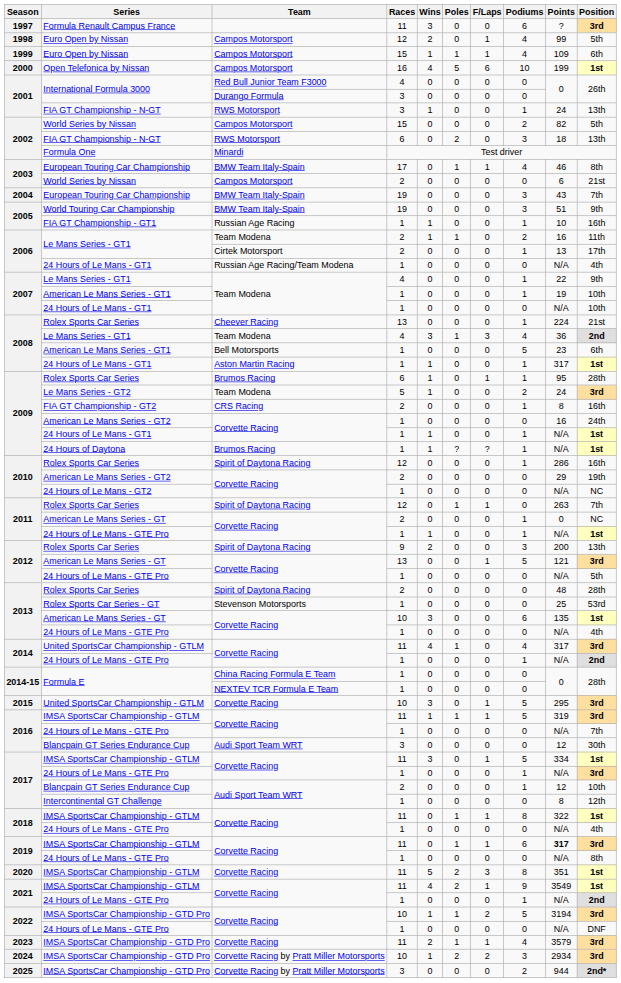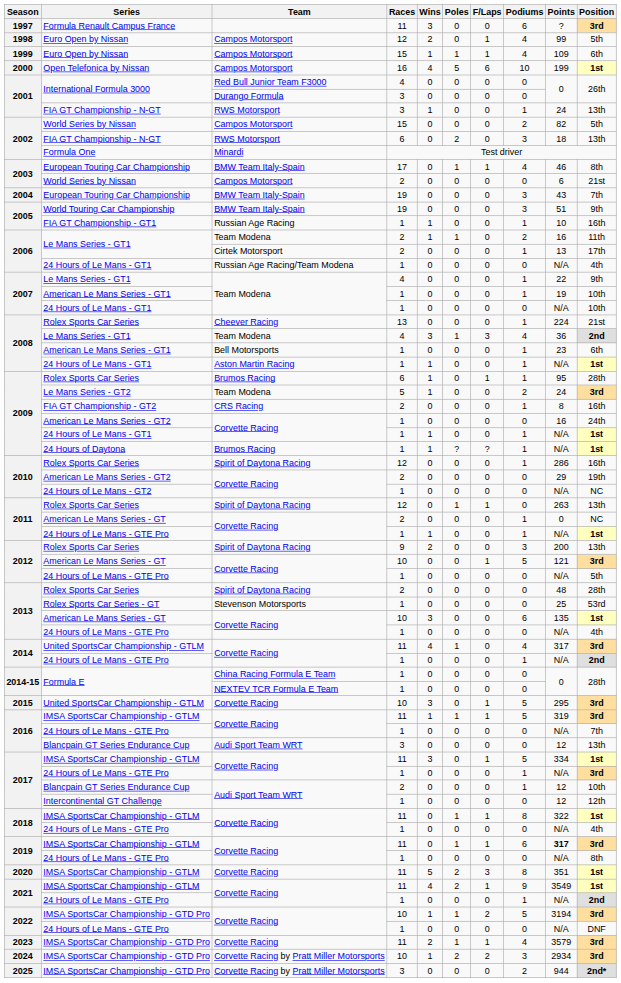(525, 350) 5 -> (525, 350) 1
(561, 364) 317 -> (561, 364) N/A
(597, 505) 7th -> (597, 505) 13th
(402, 562) 13 -> (402, 562) 10
(597, 745) 30th -> (597, 745) 13th
(561, 802) 8 -> (561, 802) 12
